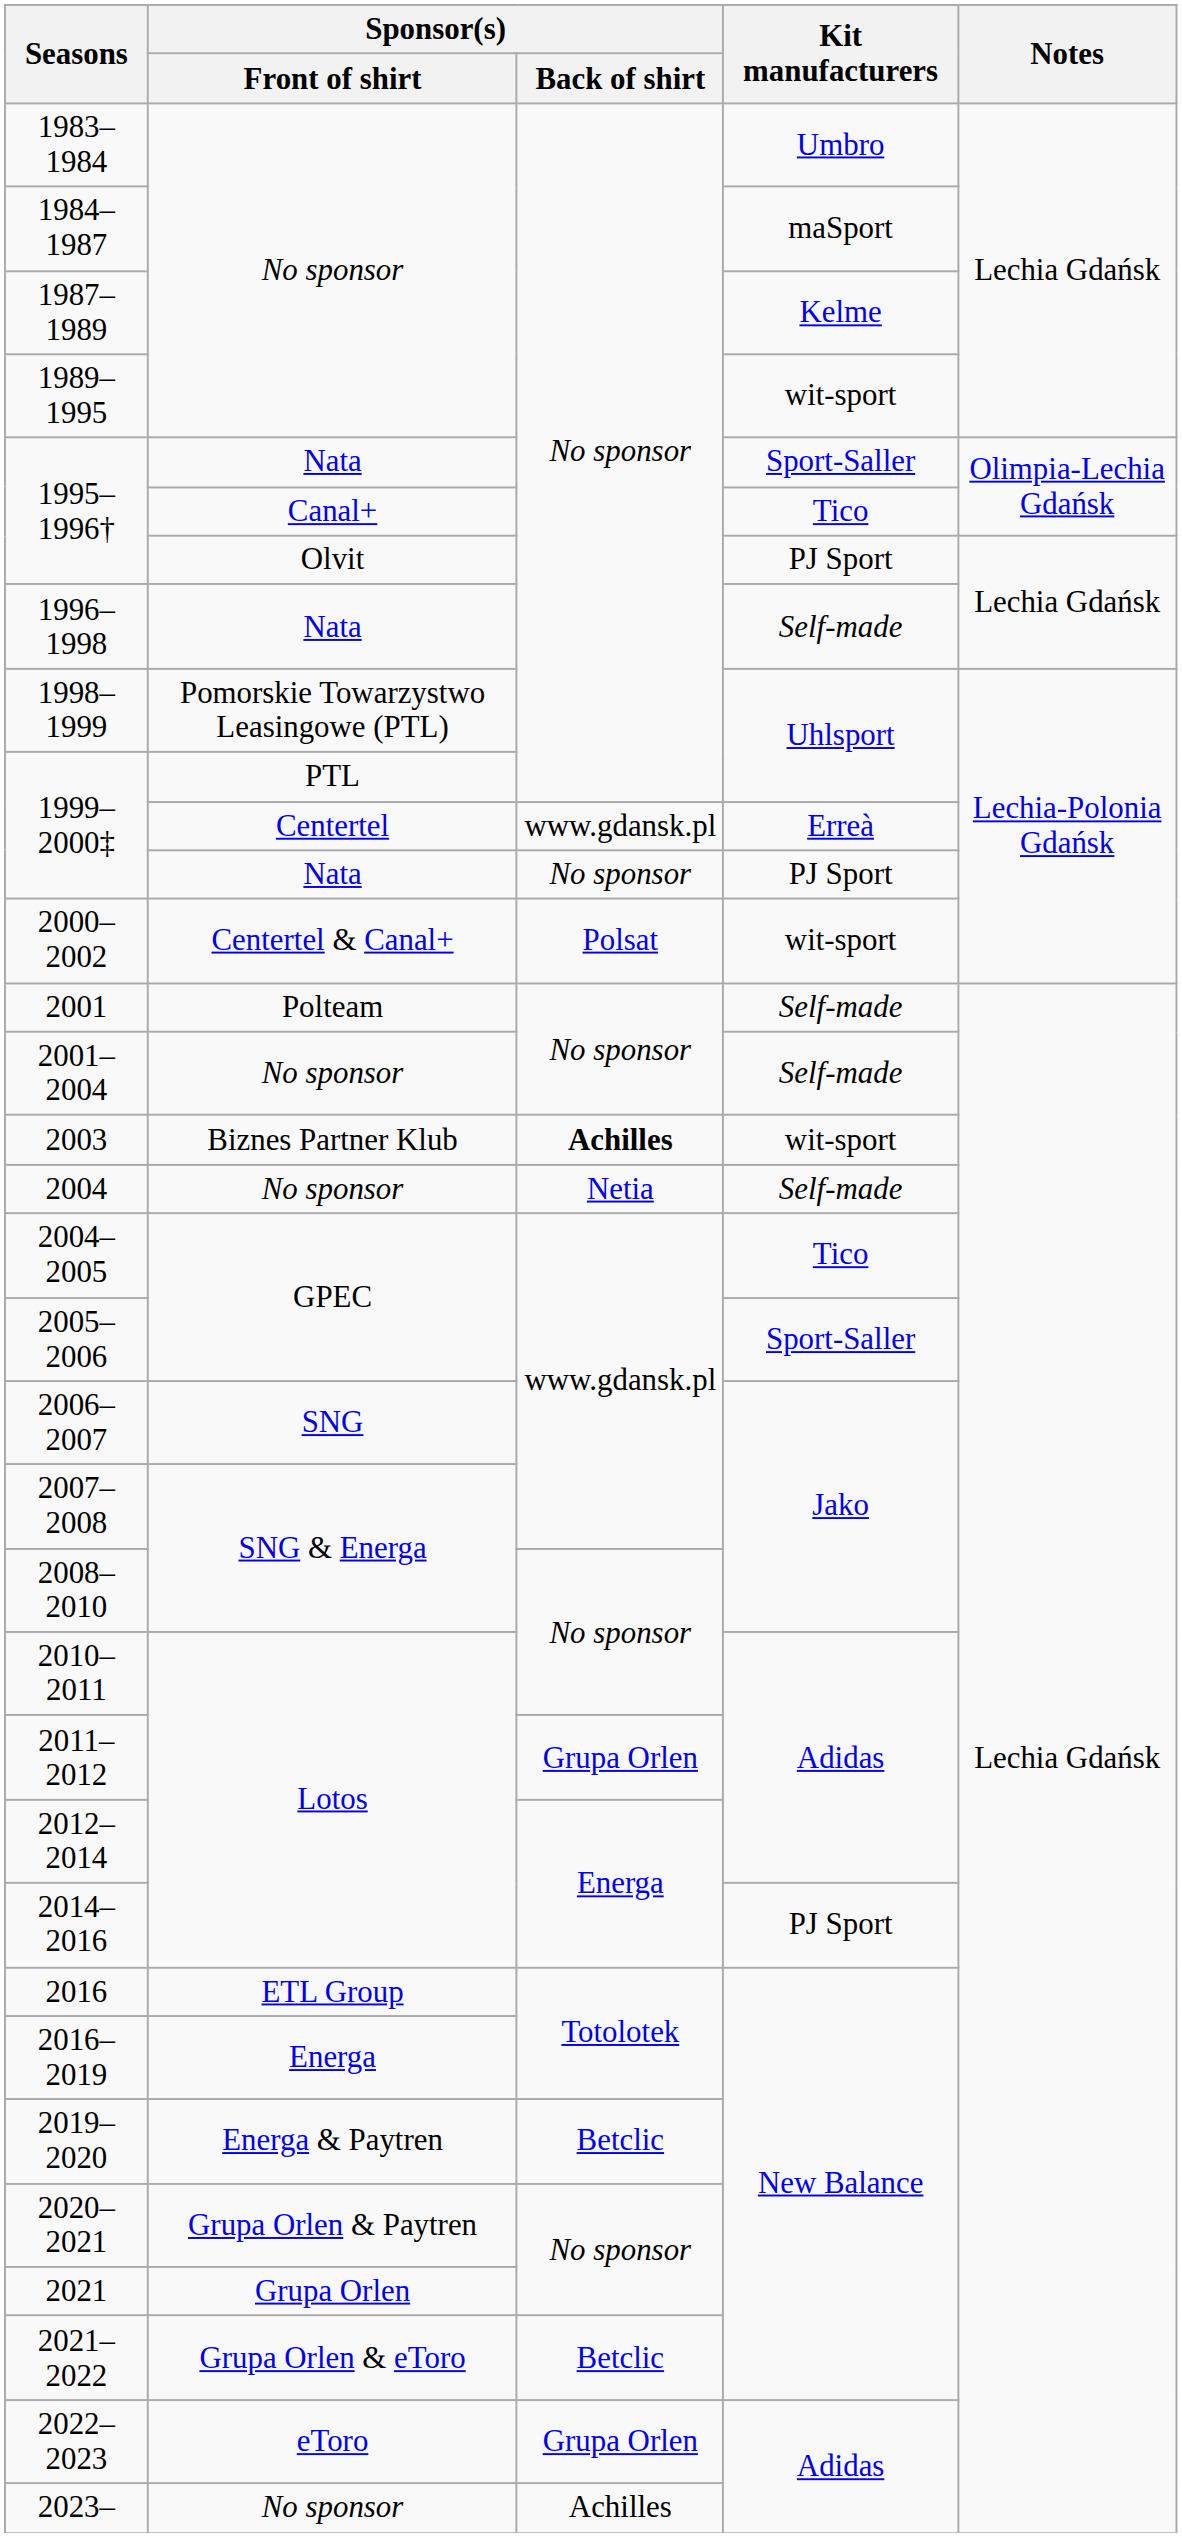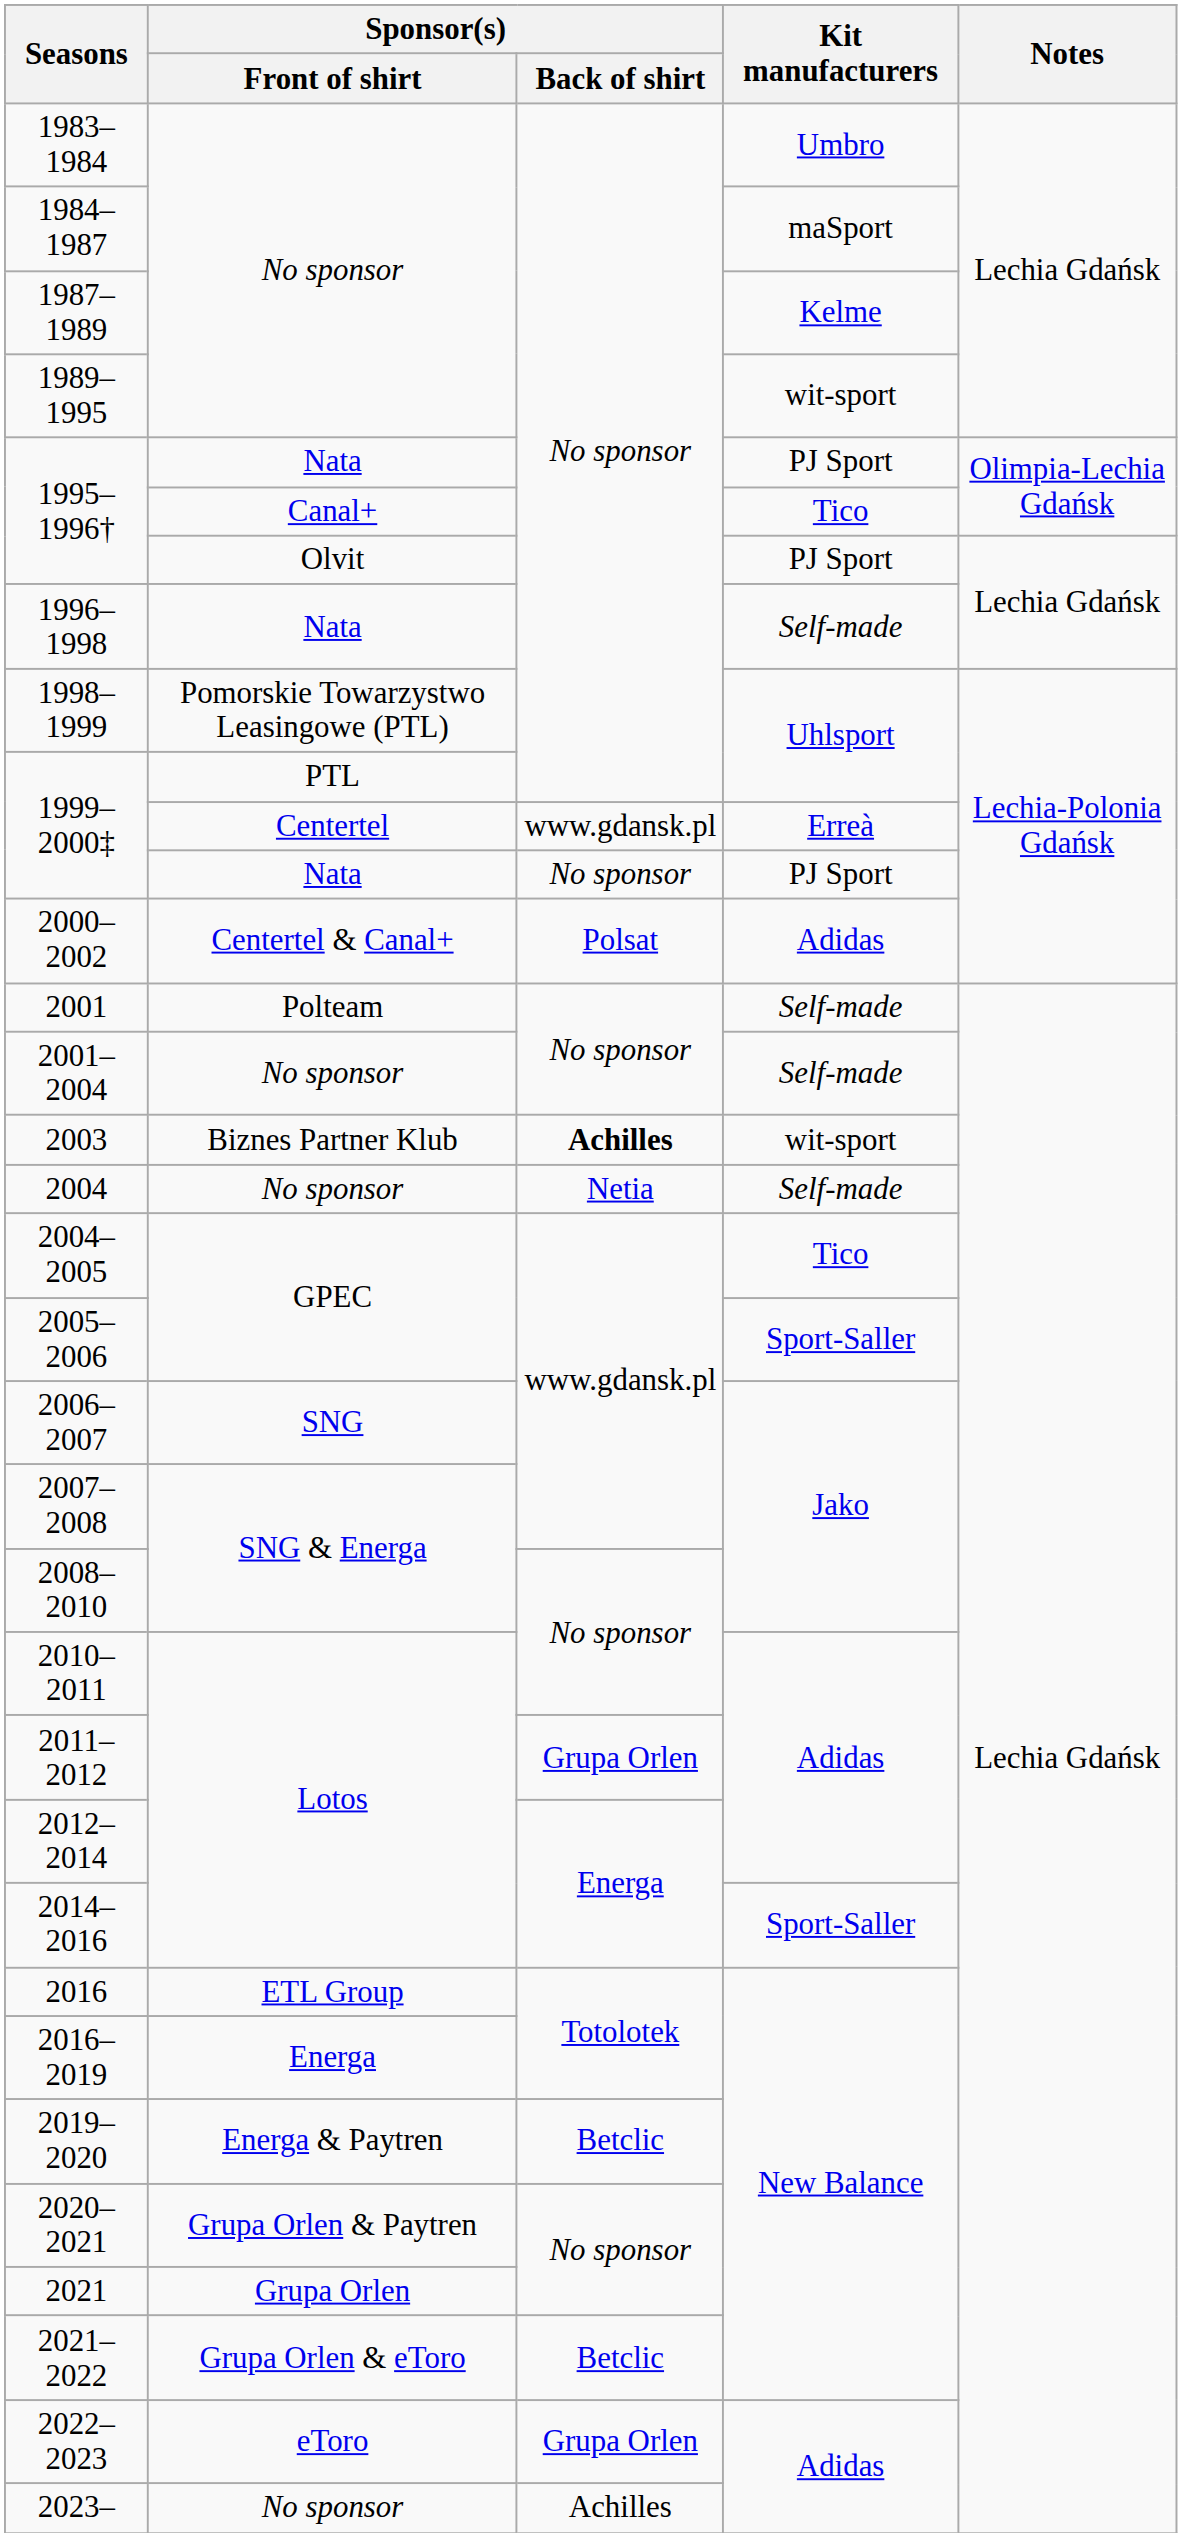(841, 461) Sport-Saller -> (841, 461) PJ Sport
(841, 940) wit-sport -> (841, 940) Adidas
(841, 1924) PJ Sport -> (841, 1924) Sport-Saller
